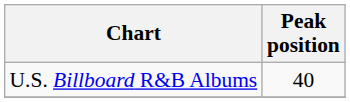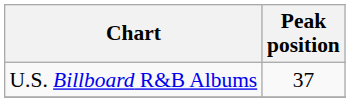(303, 79) 40 -> (303, 79) 37
